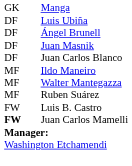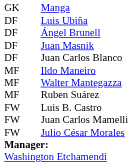(13, 120) bold -> (12, 120) normal
+ row: (83, 132)
